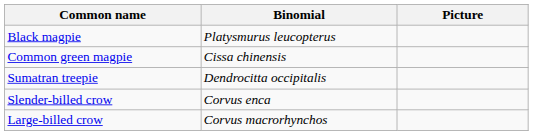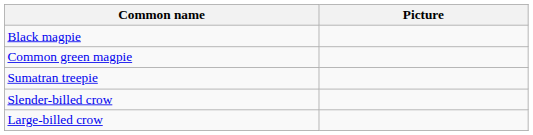- column: (299, 15)
